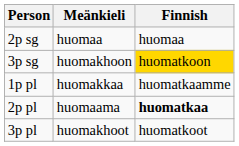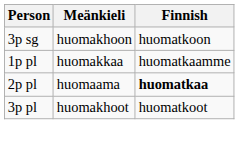- row: (23, 38)
(175, 61) gold background -> (175, 38) no background
